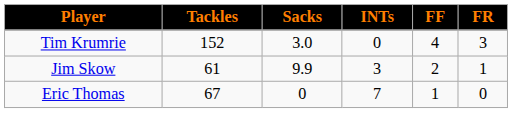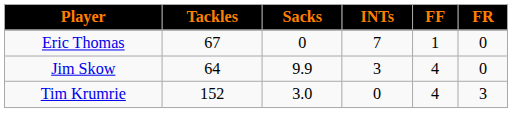rows swapped: (83, 42) <-> (83, 94)
(212, 68) 61 -> (212, 68) 64
(435, 68) 2 -> (435, 68) 4
(483, 68) 1 -> (483, 68) 0
